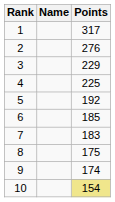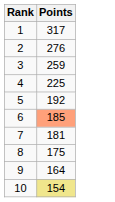- column: (54, 13)
(91, 65) 229 -> (56, 65) 259
(91, 118) no background -> (56, 118) lightsalmon background
(91, 135) 183 -> (56, 135) 181
(91, 170) 174 -> (56, 170) 164
